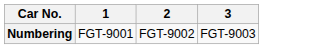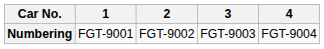+ column: (289, 14)
